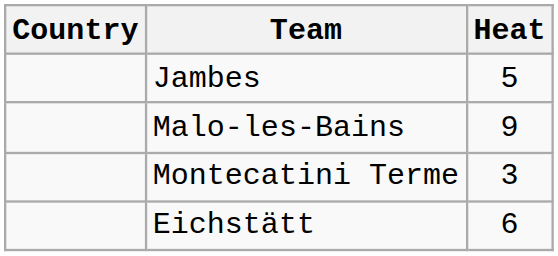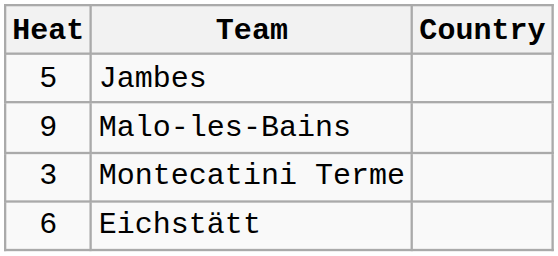columns swapped: (75, 30) <-> (509, 30)
